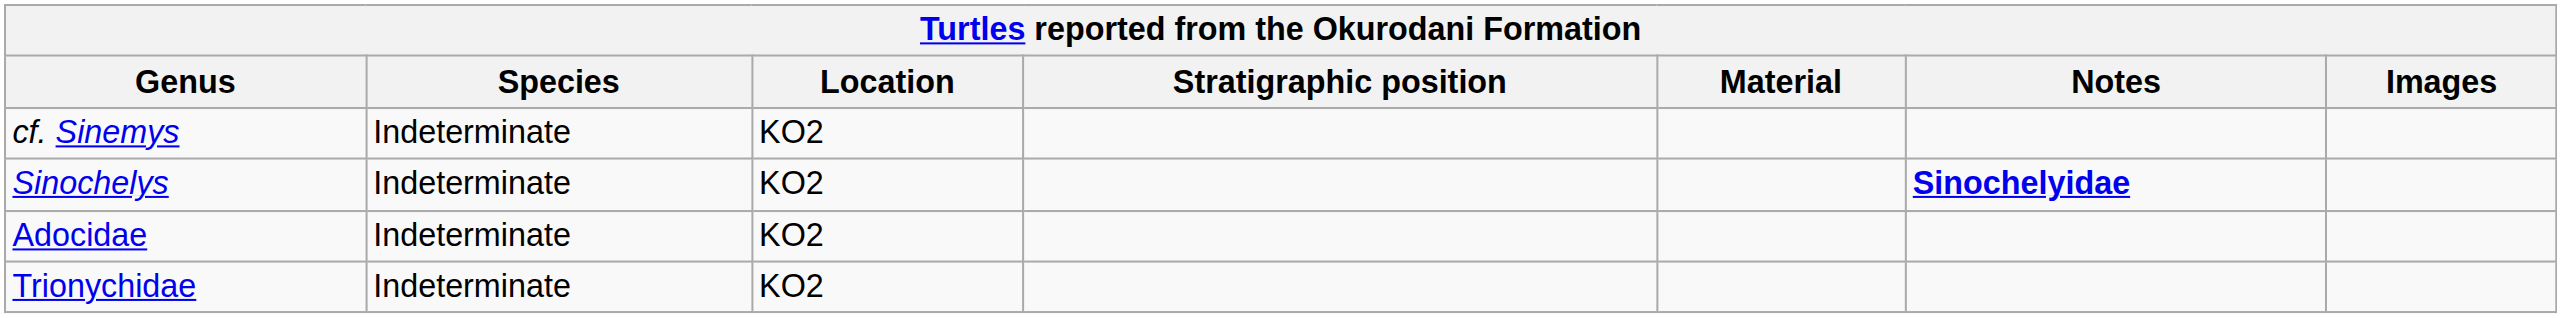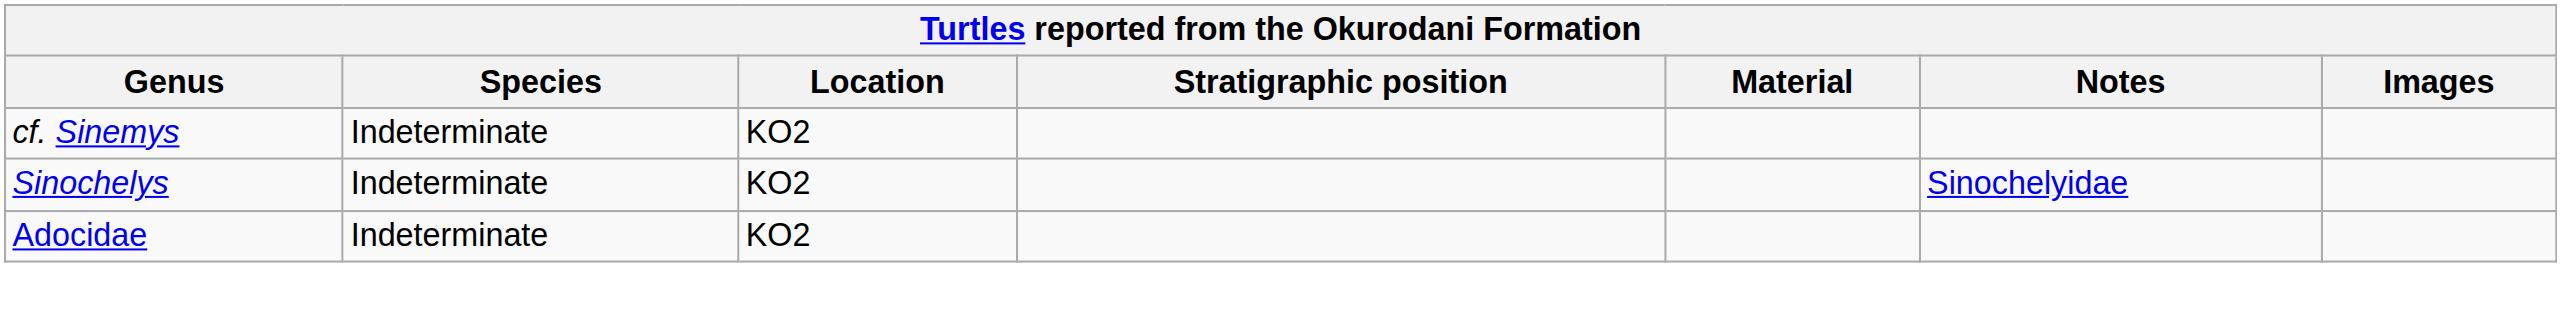(2021, 183) bold -> (2028, 183) normal
- row: (104, 286)
